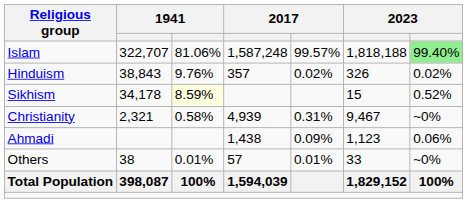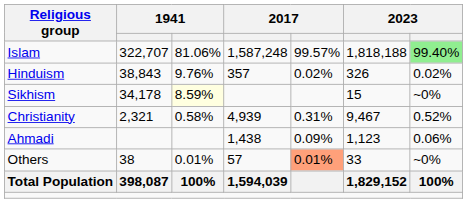(432, 95) 0.52% -> (427, 95) ~0%
(427, 116) ~0% -> (432, 116) 0.52%
(313, 159) no background -> (313, 159) lightsalmon background
